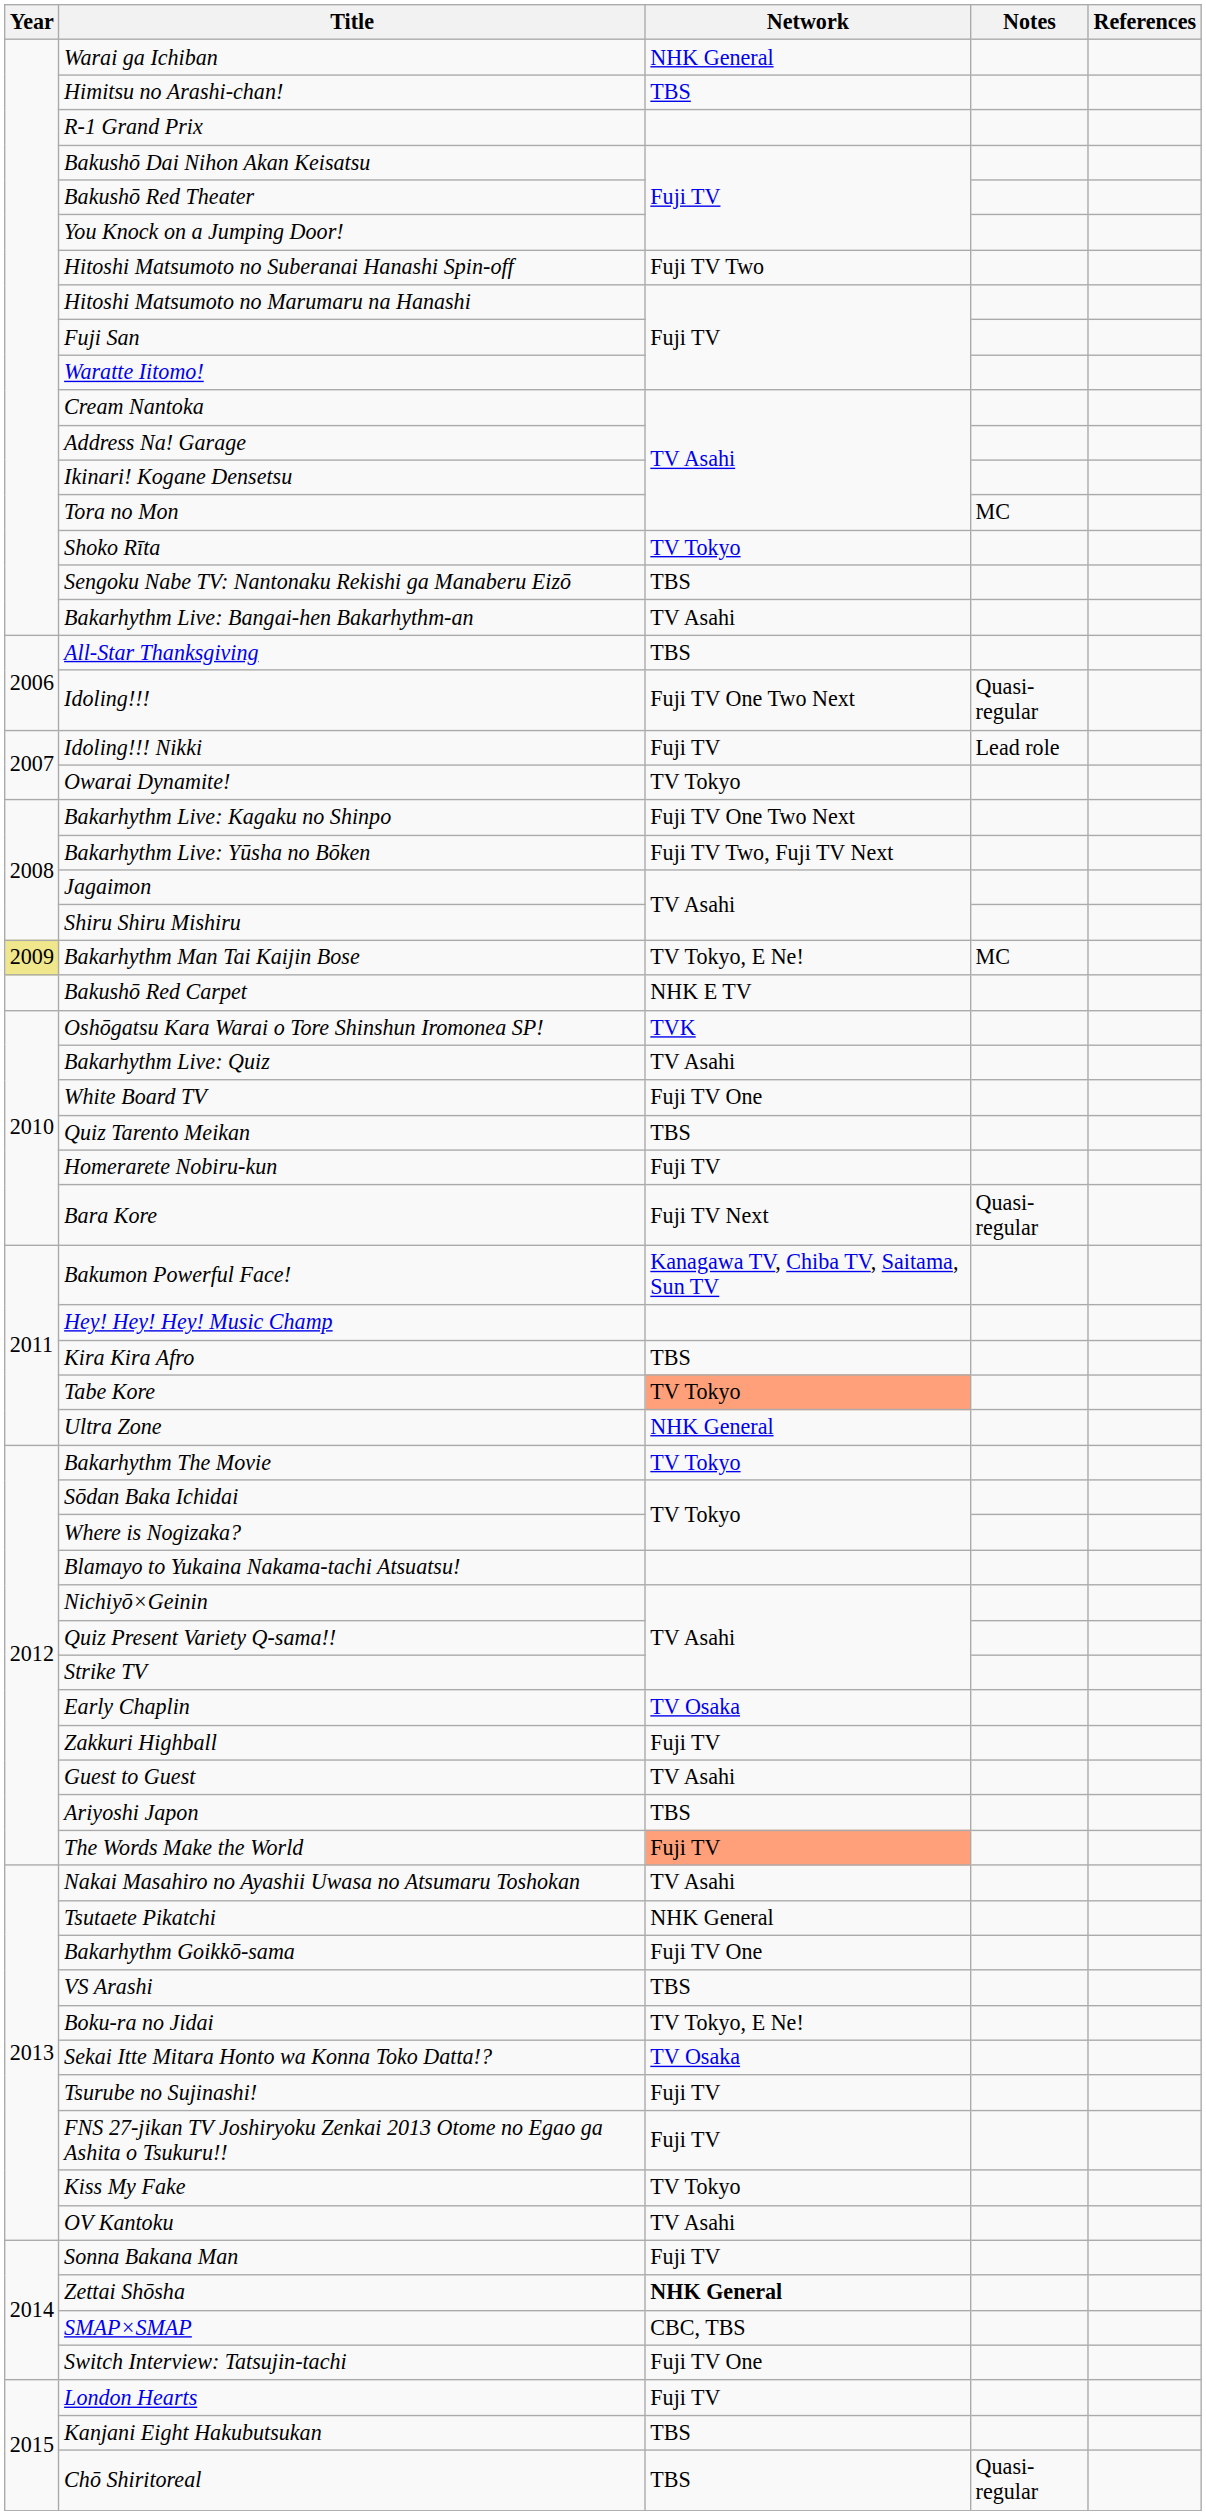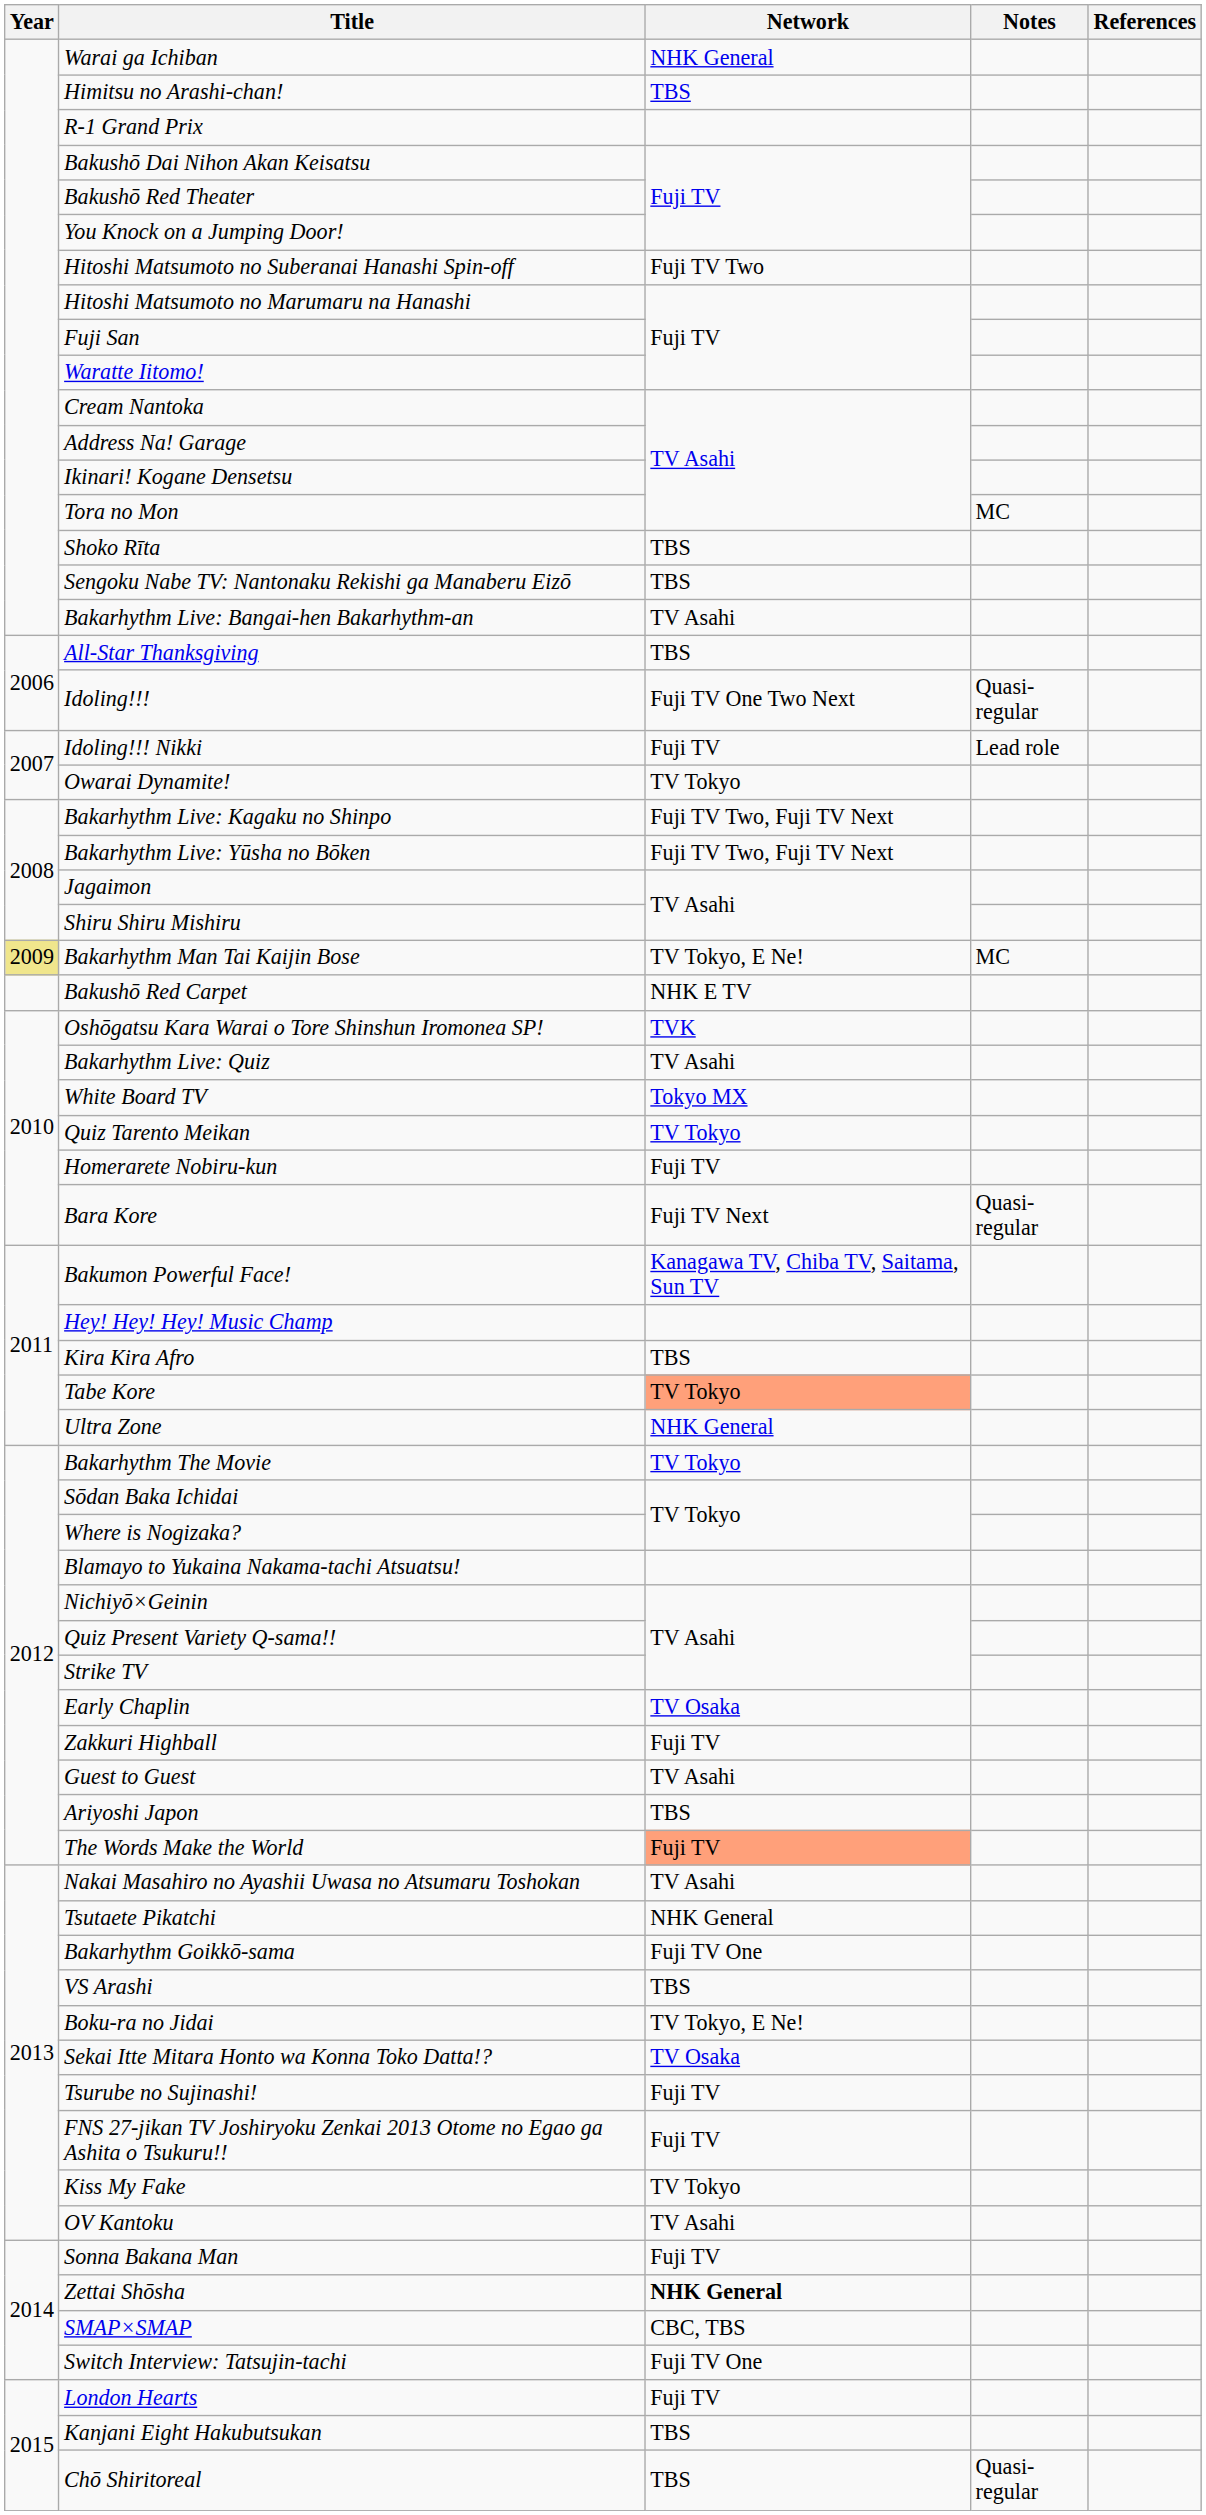(695, 547) TV Tokyo -> (671, 547) TBS
(753, 817) Fuji TV One Two Next -> (772, 817) Fuji TV Two, Fuji TV Next
(706, 1097) Fuji TV One -> (699, 1097) Tokyo MX
(671, 1132) TBS -> (695, 1132) TV Tokyo
